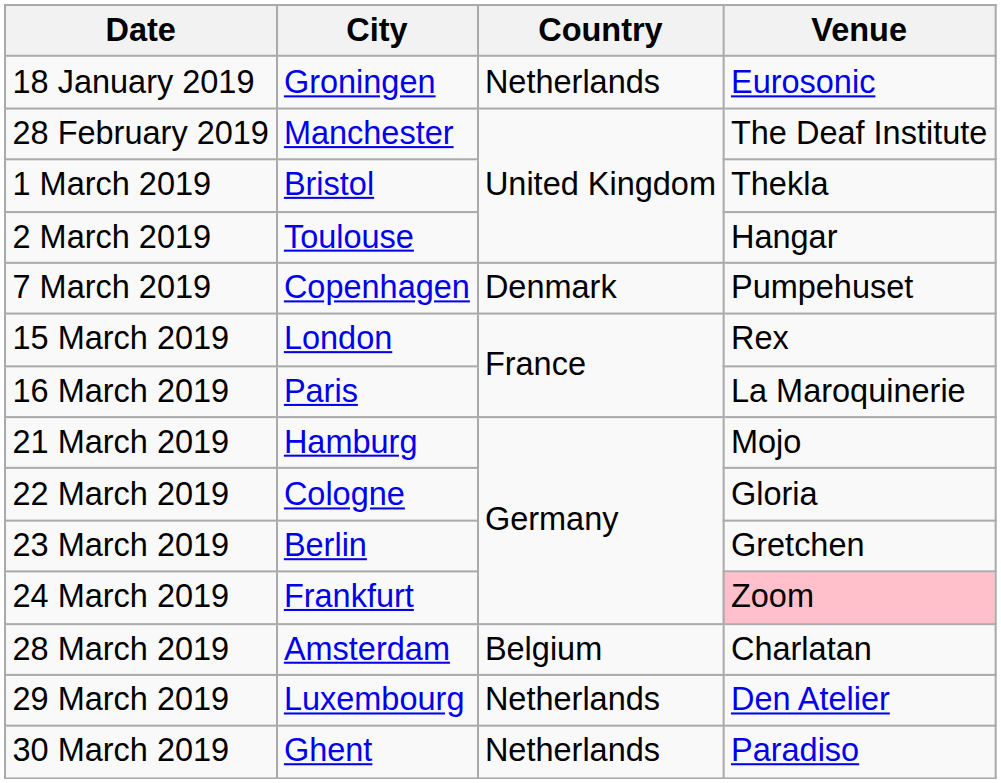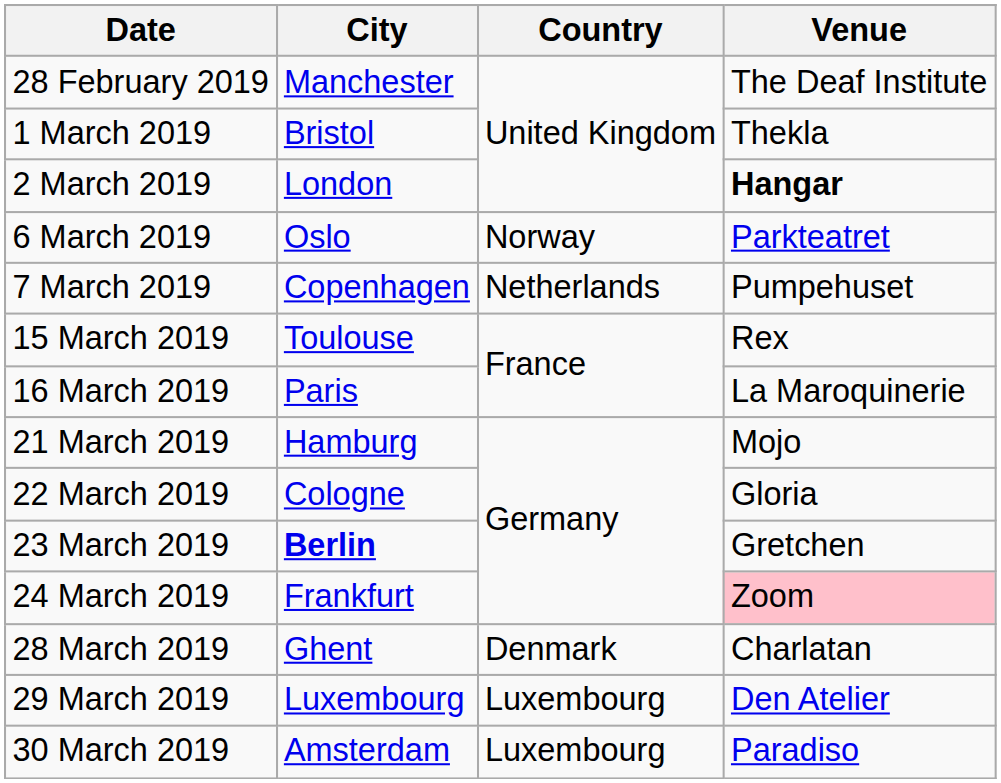- row: (133, 81)
(349, 236) Toulouse -> (338, 184) London
(784, 236) normal -> (787, 184) bold
+ row: (112, 236)
(551, 287) Denmark -> (572, 287) Netherlands
(338, 339) London -> (349, 339) Toulouse
(325, 545) normal -> (330, 545) bold
(367, 648) Amsterdam -> (328, 648) Ghent
(544, 648) Belgium -> (551, 648) Denmark
(572, 699) Netherlands -> (575, 699) Luxembourg
(328, 751) Ghent -> (367, 751) Amsterdam
(572, 751) Netherlands -> (575, 751) Luxembourg
